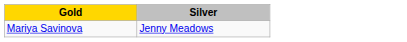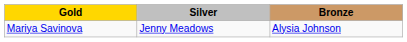+ column: (336, 12)
